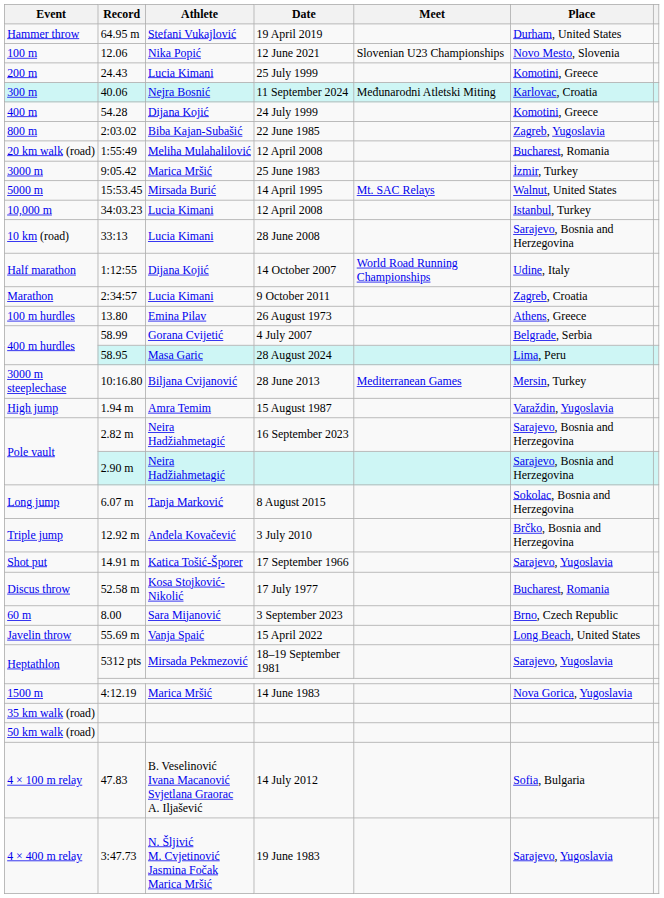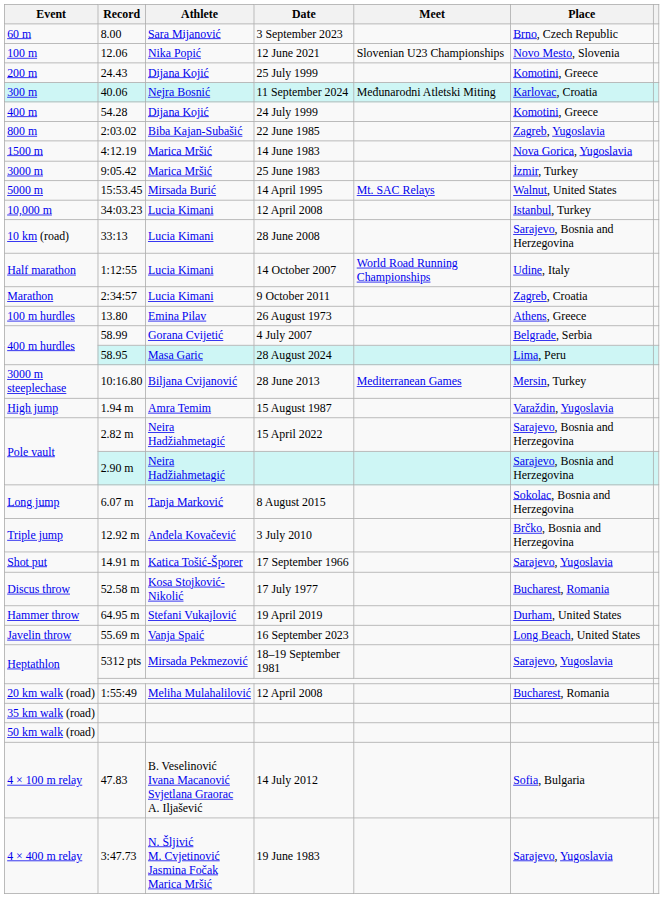rows swapped: (19, 615) <-> (43, 34)
(181, 73) Lucia Kimani -> (178, 73) Dijana Kojić
rows swapped: (25, 693) <-> (51, 151)
(178, 270) Dijana Kojić -> (181, 270) Lucia Kimani
(303, 435) 16 September 2023 -> (290, 435) 15 April 2022
(290, 635) 15 April 2022 -> (303, 635) 16 September 2023
